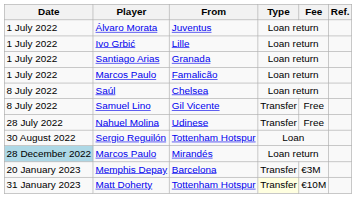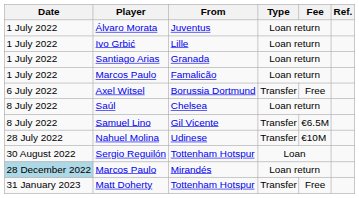+ row: (120, 91)
(314, 106) Free -> (315, 122) €6.5M
(314, 122) Free -> (314, 138) €10M
- row: (131, 169)
(278, 185) lightyellow background -> (278, 185) no background
(314, 185) €10M -> (315, 185) Free
